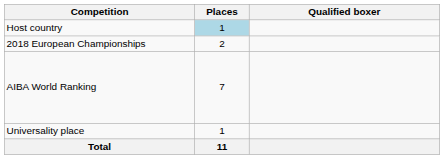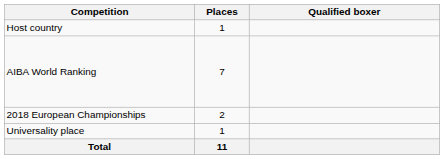(222, 28) lightblue background -> (222, 28) no background
rows swapped: (51, 87) <-> (76, 43)
